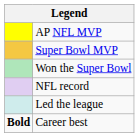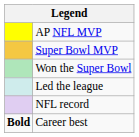rows swapped: (62, 86) <-> (69, 104)
